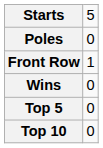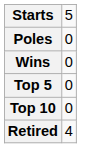- row: (44, 62)
+ row: (33, 131)
